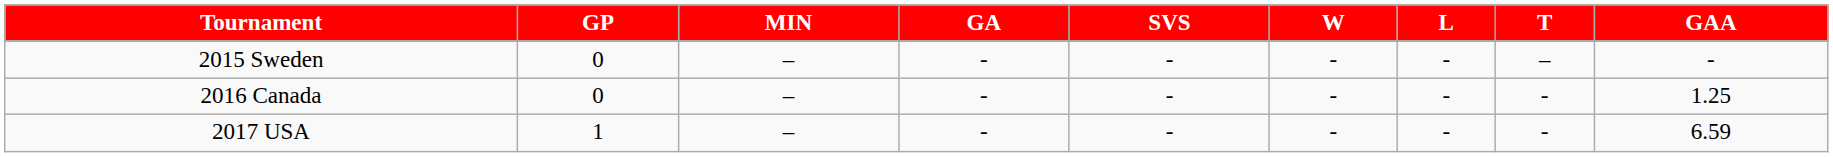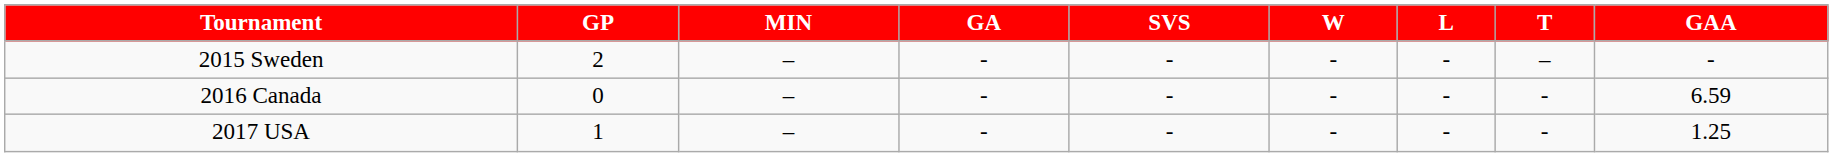(598, 59) 0 -> (598, 59) 2
(1711, 95) 1.25 -> (1711, 95) 6.59
(1711, 132) 6.59 -> (1711, 132) 1.25
